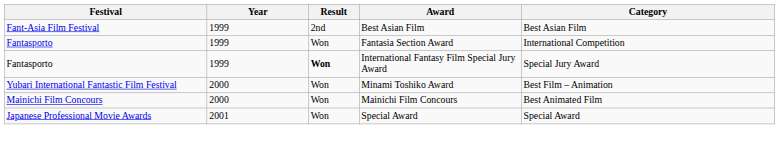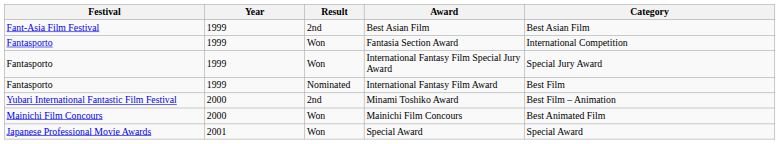(320, 64) bold -> (316, 64) normal
+ row: (432, 85)
(320, 85) Won -> (314, 100) 2nd
